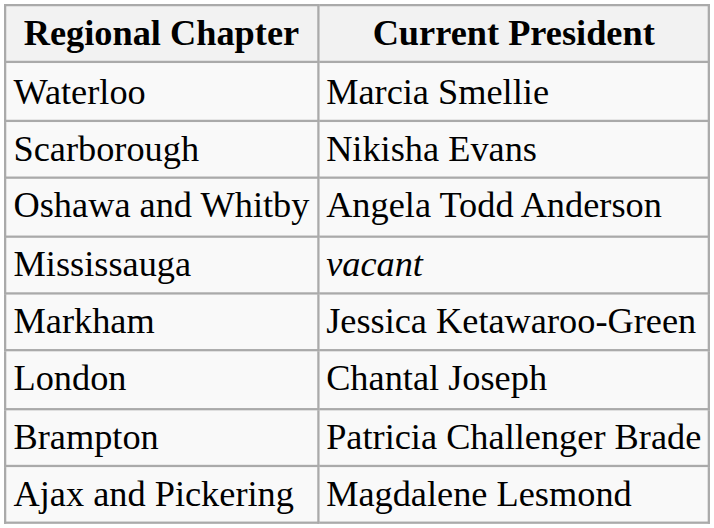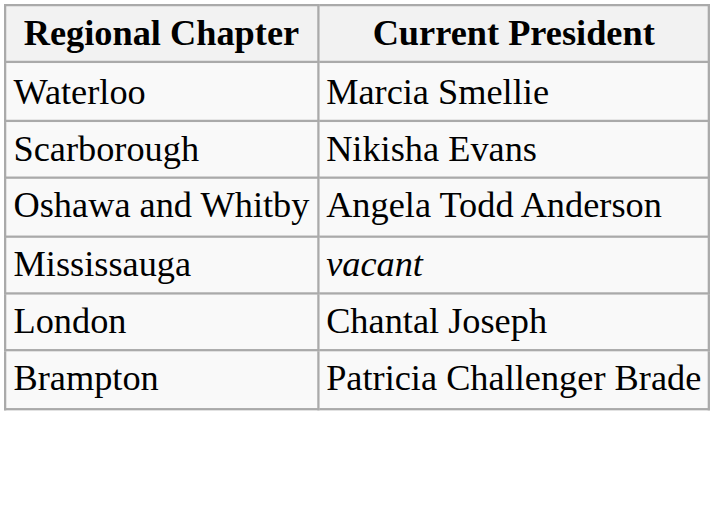- row: (84, 321)
- row: (154, 494)
